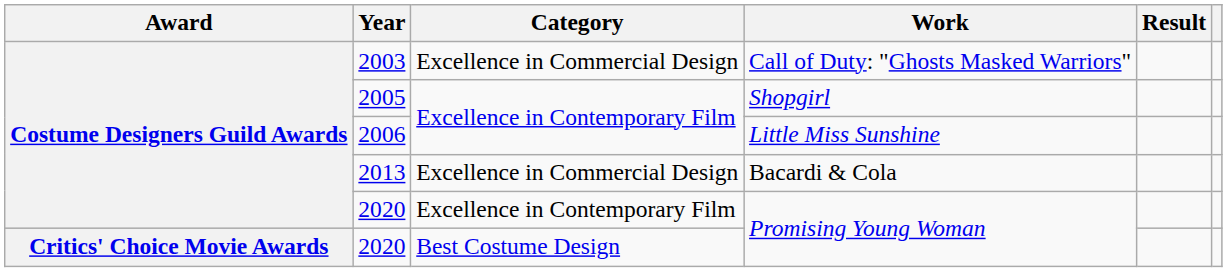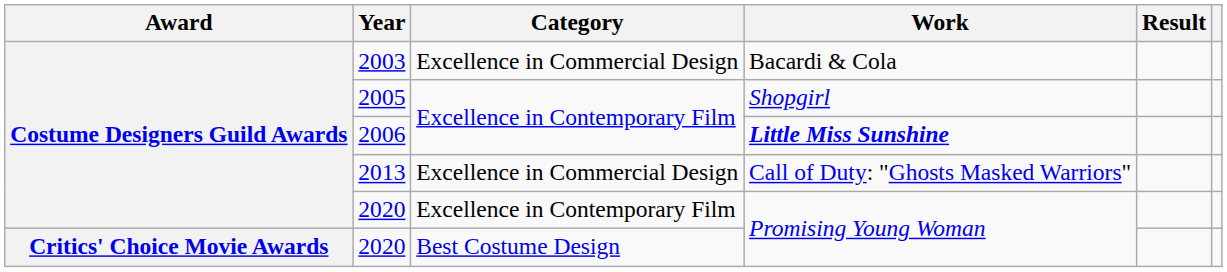(940, 60) Call of Duty: "Ghosts Masked Warriors" -> (823, 60) Bacardi & Cola
(844, 135) normal -> (849, 135) bold
(823, 172) Bacardi & Cola -> (940, 172) Call of Duty: "Ghosts Masked Warriors"
